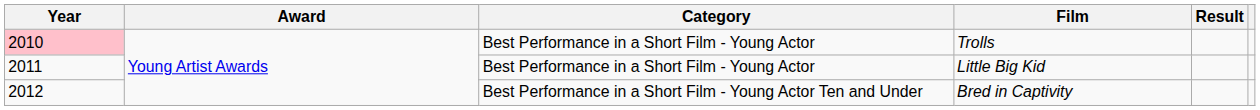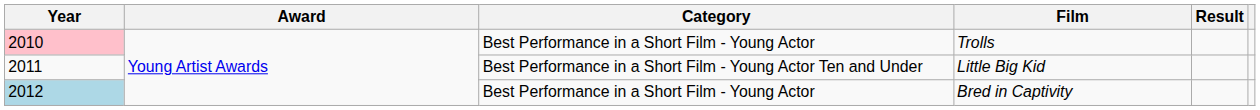(649, 67) Best Performance in a Short Film - Young Actor -> (703, 67) Best Performance in a Short Film - Young Actor Ten and Under
(26, 92) no background -> (26, 92) lightblue background
(703, 92) Best Performance in a Short Film - Young Actor Ten and Under -> (649, 92) Best Performance in a Short Film - Young Actor
